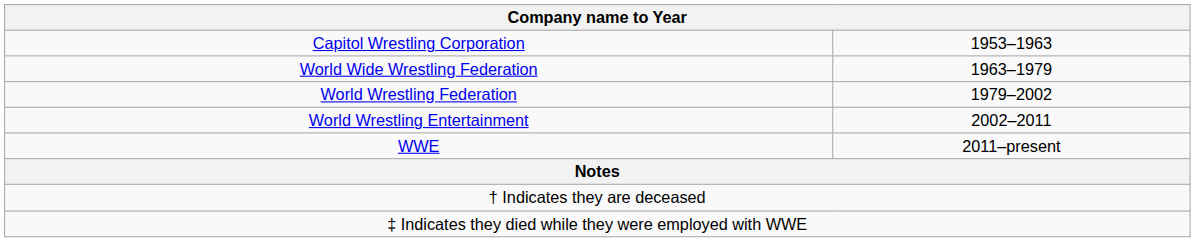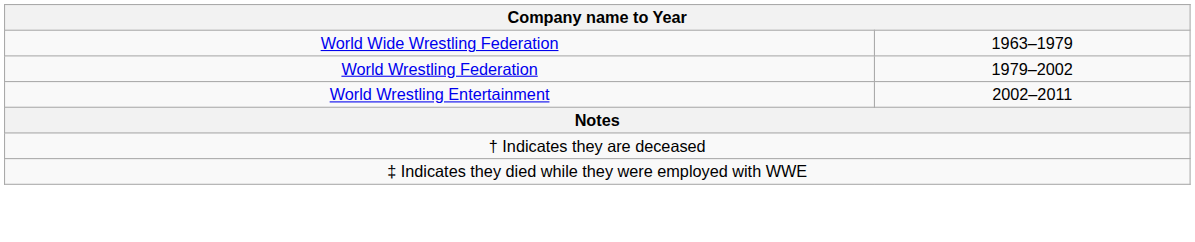- row: (419, 43)
- row: (419, 146)
